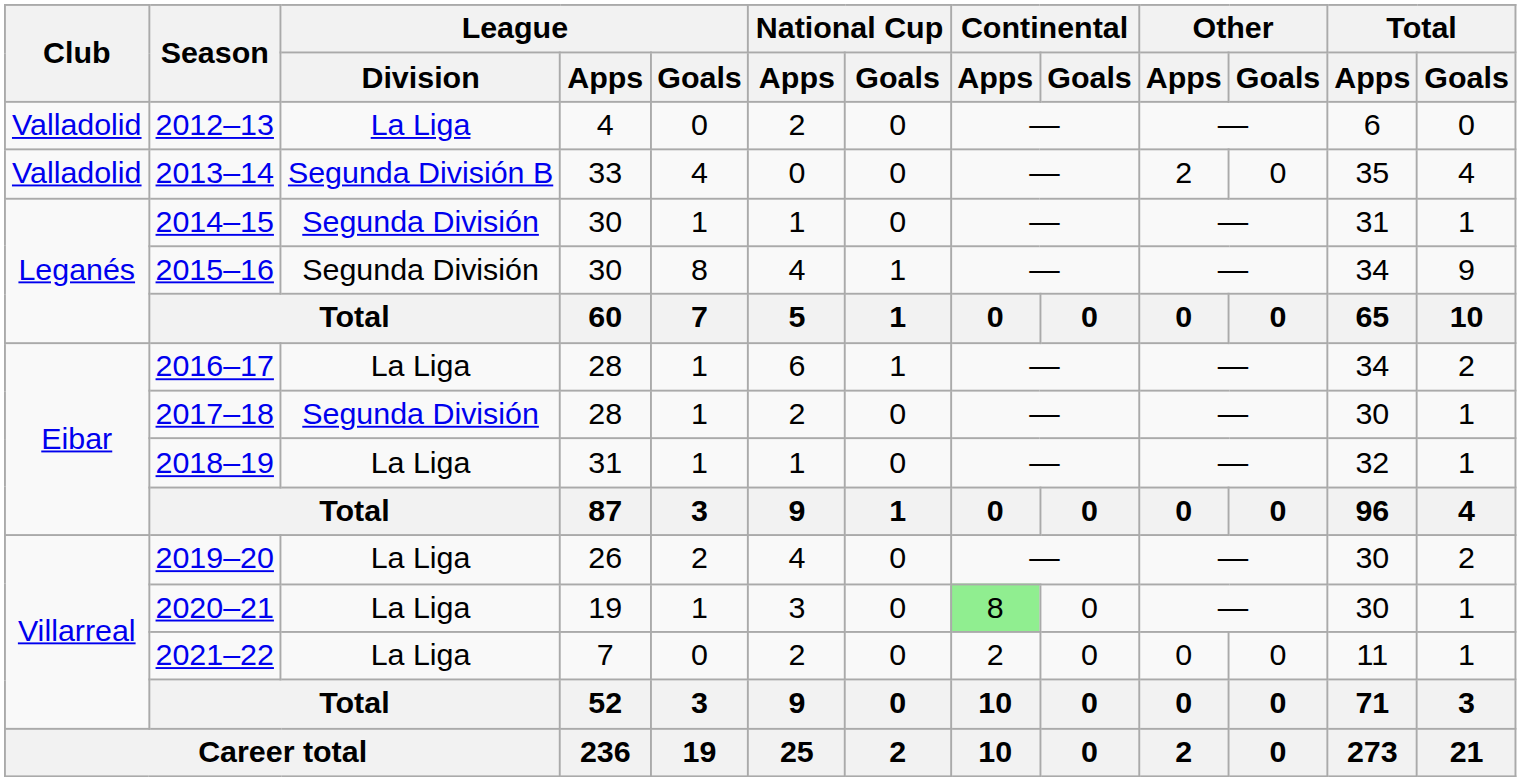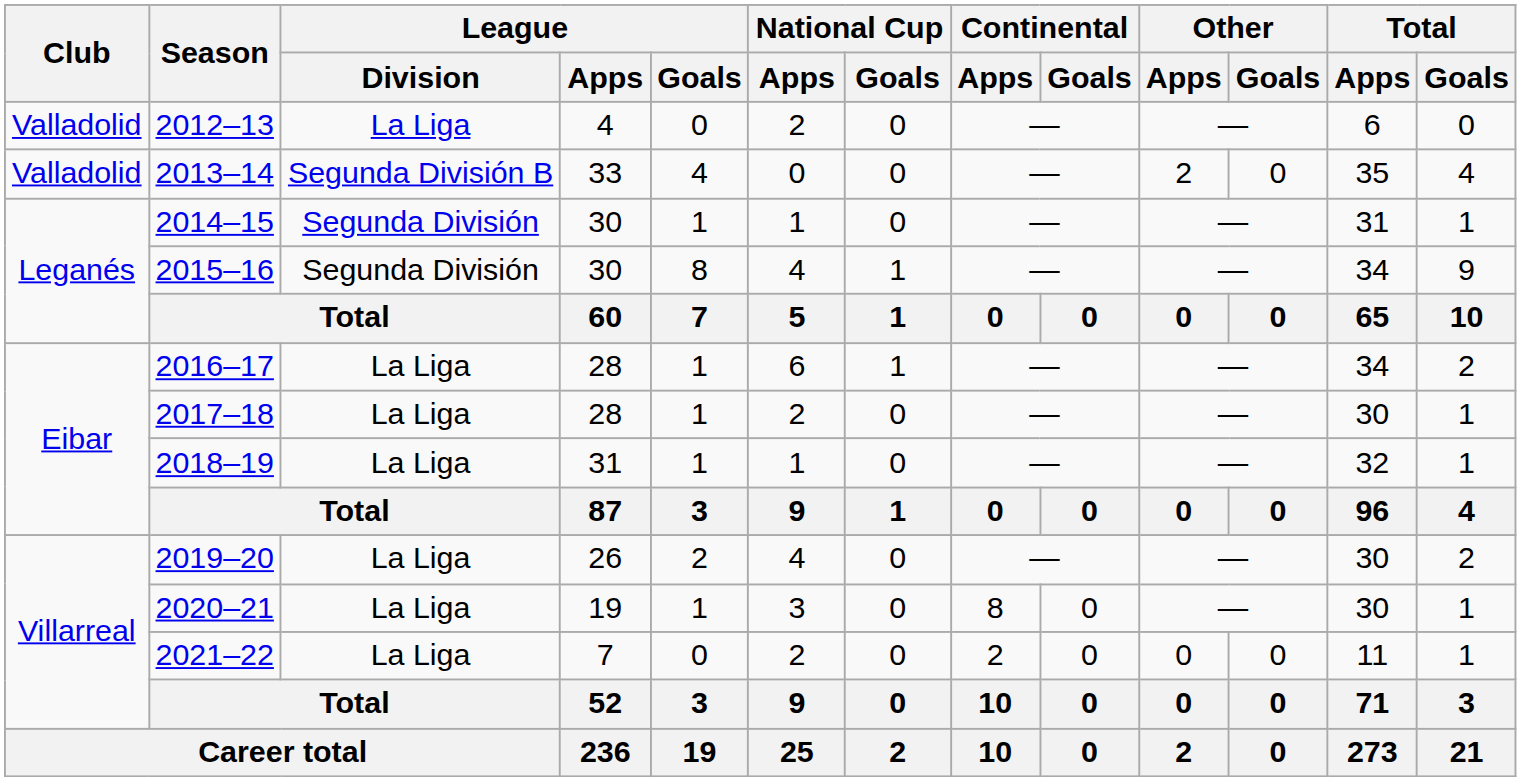(421, 414) Segunda División -> (421, 414) La Liga
(995, 607) lightgreen background -> (995, 607) no background
